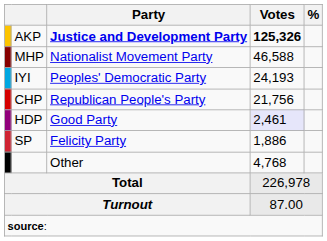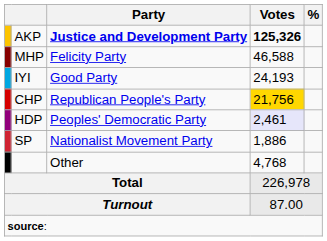(131, 57) Nationalist Movement Party -> (88, 57) Felicity Party
(128, 78) Peoples' Democratic Party -> (84, 78) Good Party
(274, 99) no background -> (274, 99) gold background
(84, 120) Good Party -> (128, 120) Peoples' Democratic Party
(88, 141) Felicity Party -> (131, 141) Nationalist Movement Party
